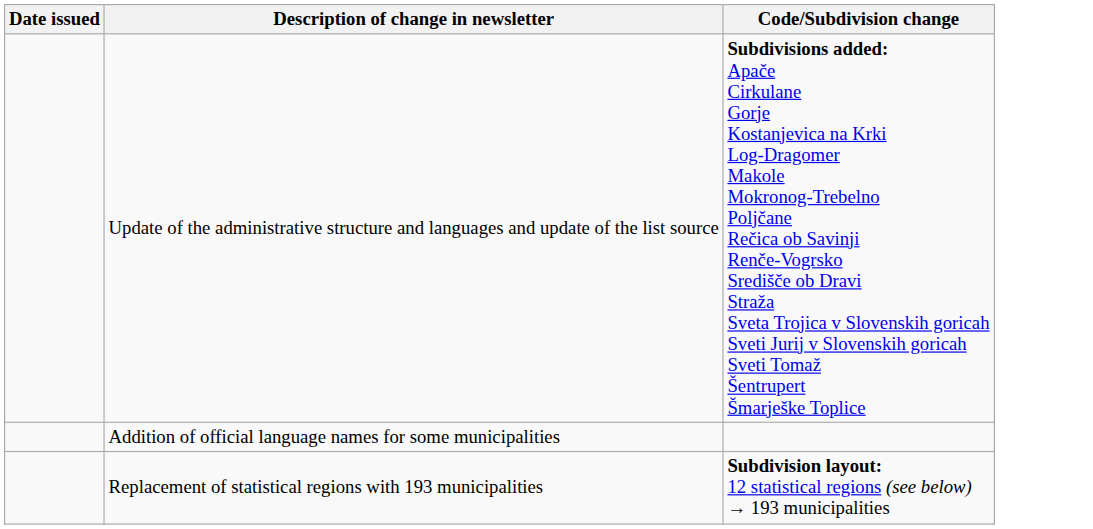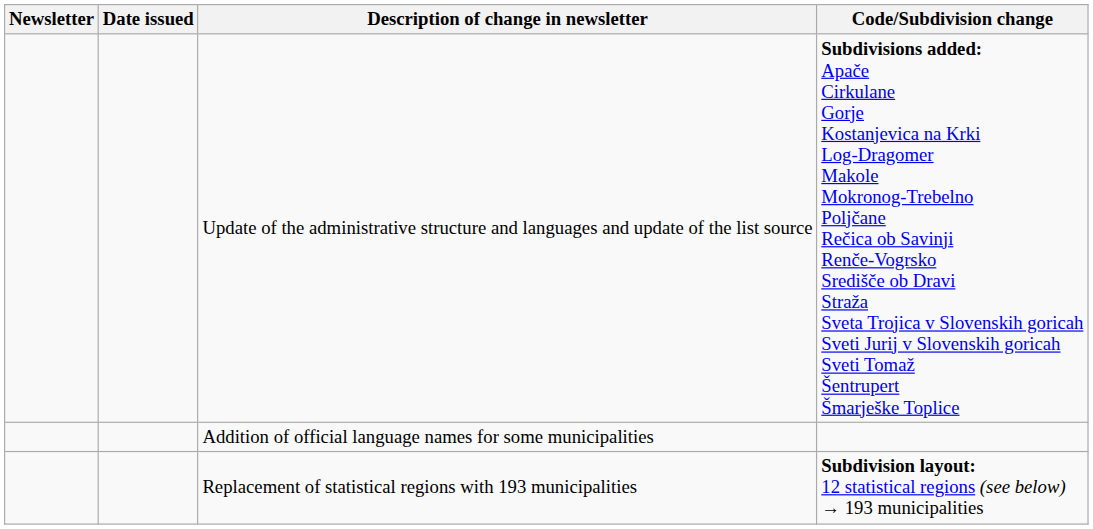+ column: (52, 19)
